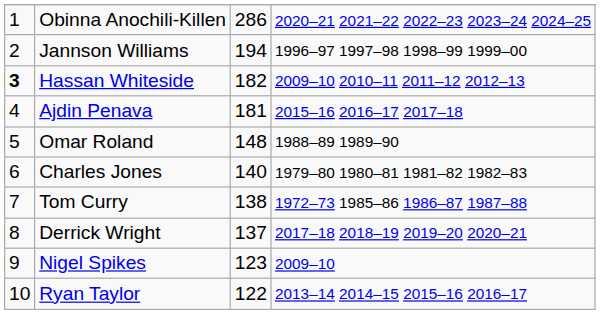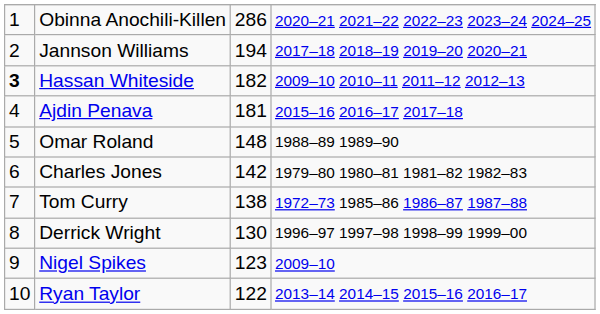(401, 50) 1996–97 1997–98 1998–99 1999–00 -> (401, 50) 2017–18 2018–19 2019–20 2020–21
(251, 171) 140 -> (251, 171) 142
(251, 232) 137 -> (251, 232) 130
(401, 233) 2017–18 2018–19 2019–20 2020–21 -> (401, 233) 1996–97 1997–98 1998–99 1999–00
